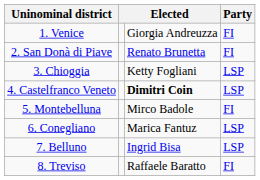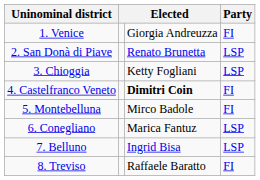(229, 52) FI -> (234, 52) LSP
(234, 90) LSP -> (229, 90) FI
